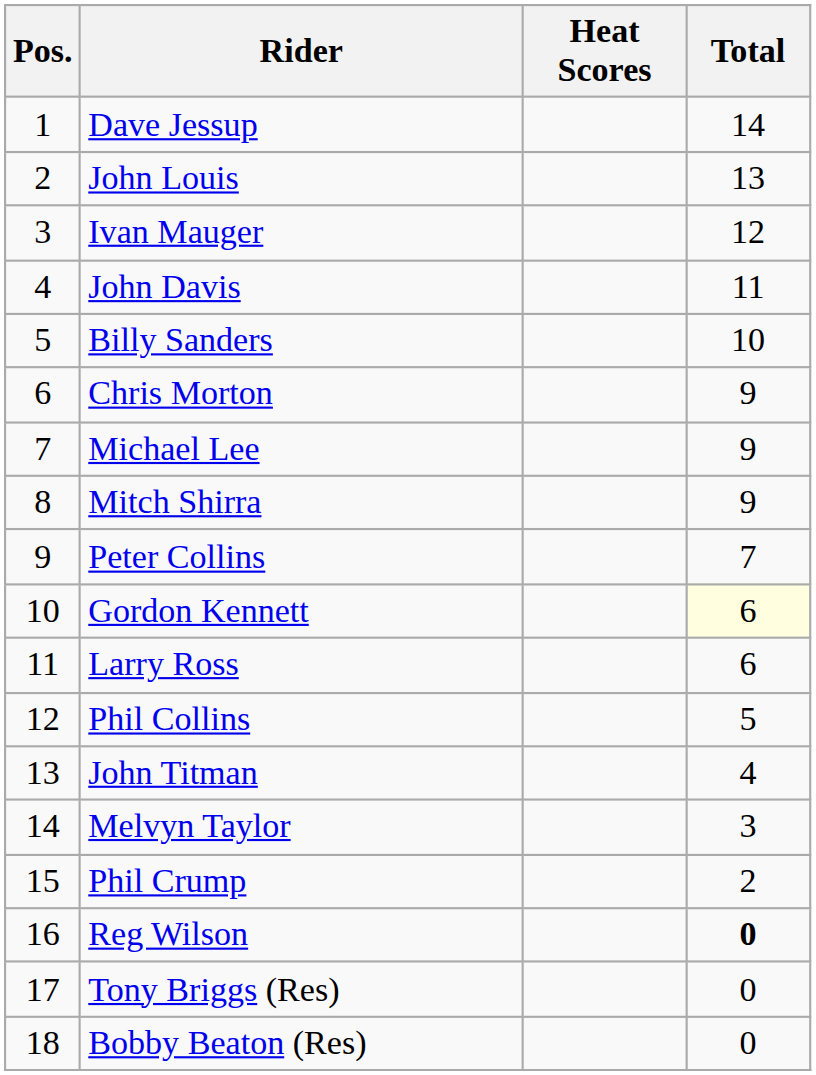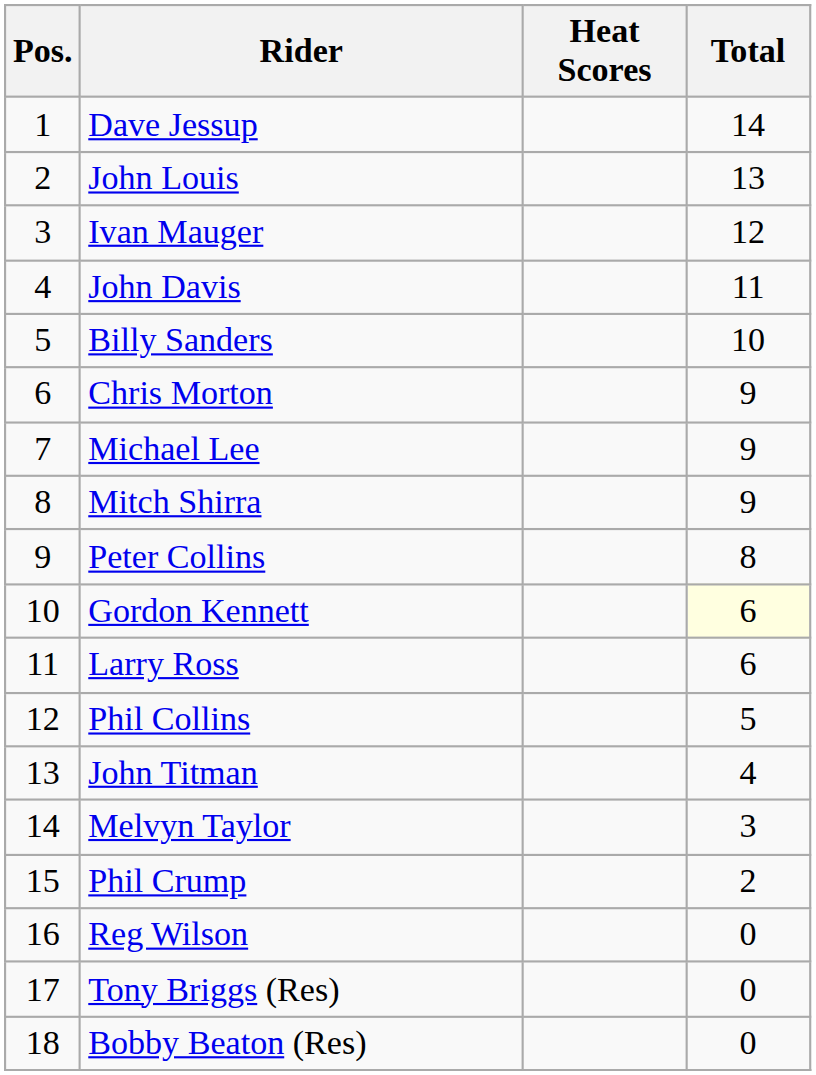(748, 556) 7 -> (748, 556) 8
(748, 934) bold -> (748, 934) normal
